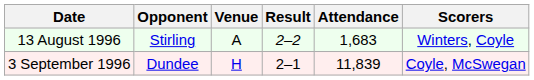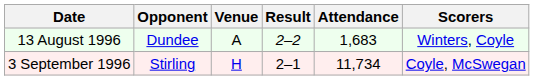(172, 40) Stirling -> (172, 40) Dundee
(172, 64) Dundee -> (172, 64) Stirling
(358, 64) 11,839 -> (358, 64) 11,734
